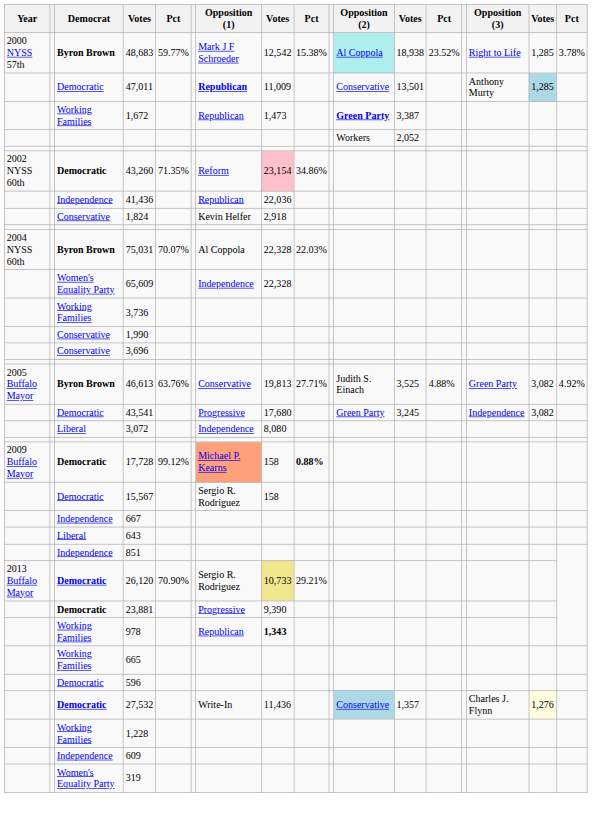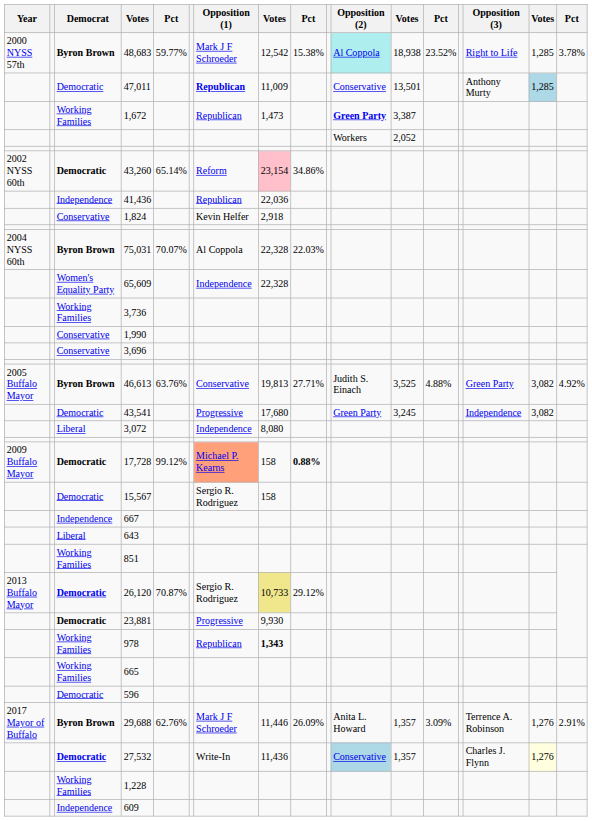(173, 171) 71.35% -> (171, 171) 65.14%
(85, 552) Independence -> (74, 558) Working Families
(173, 580) 70.90% -> (171, 592) 70.87%
(312, 580) 29.21% -> (308, 592) 29.12%
(275, 609) 9,390 -> (272, 621) 9,930
+ row: (25, 722)
- row: (27, 778)
